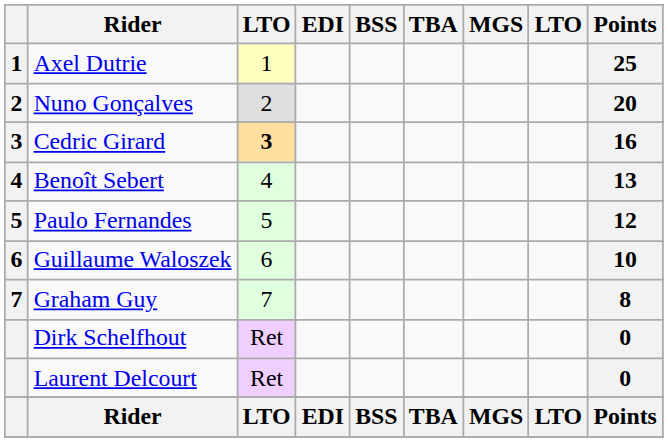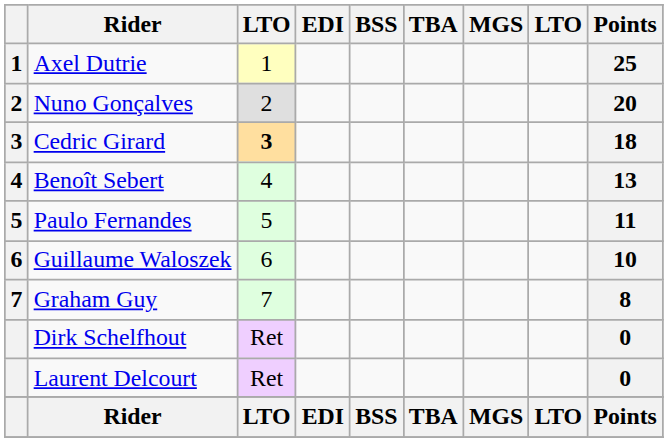(625, 141) 16 -> (625, 141) 18
(625, 220) 12 -> (625, 220) 11
